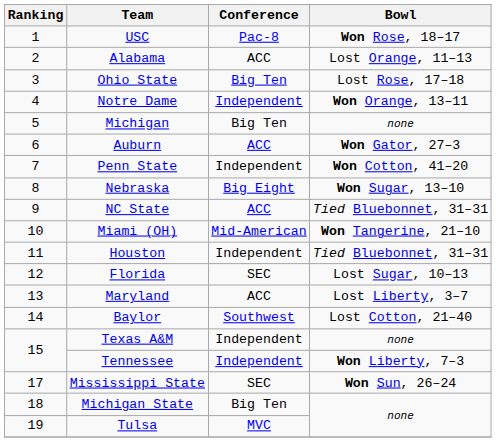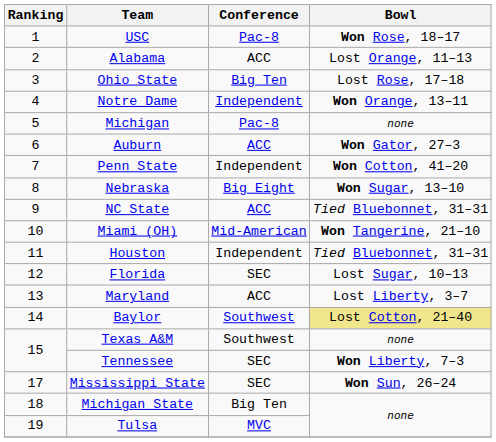(259, 123) Big Ten -> (259, 123) Pac-8
(401, 318) no background -> (401, 318) khaki background
(259, 339) Independent -> (259, 339) Southwest
(259, 361) Independent -> (259, 361) SEC
